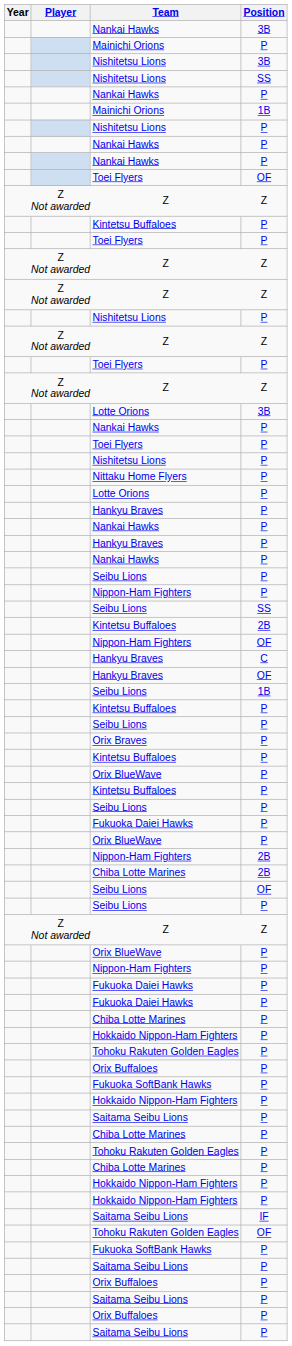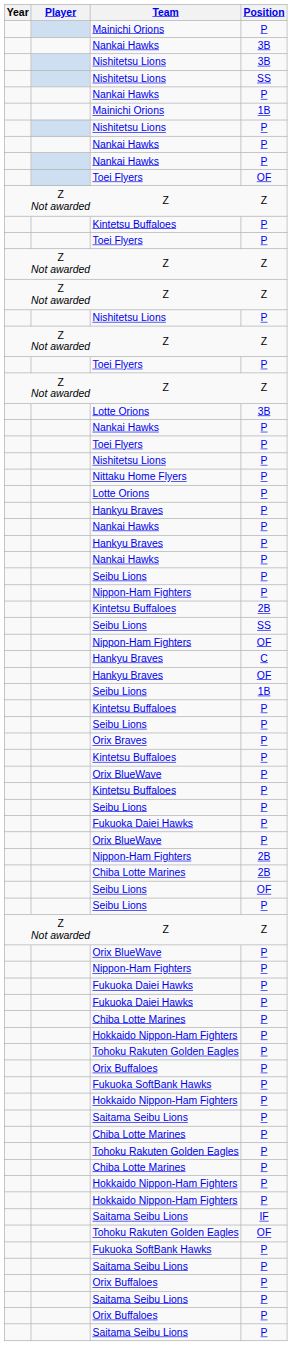rows swapped: (128, 45) <-> (126, 29)
rows swapped: (120, 609) <-> (134, 626)
